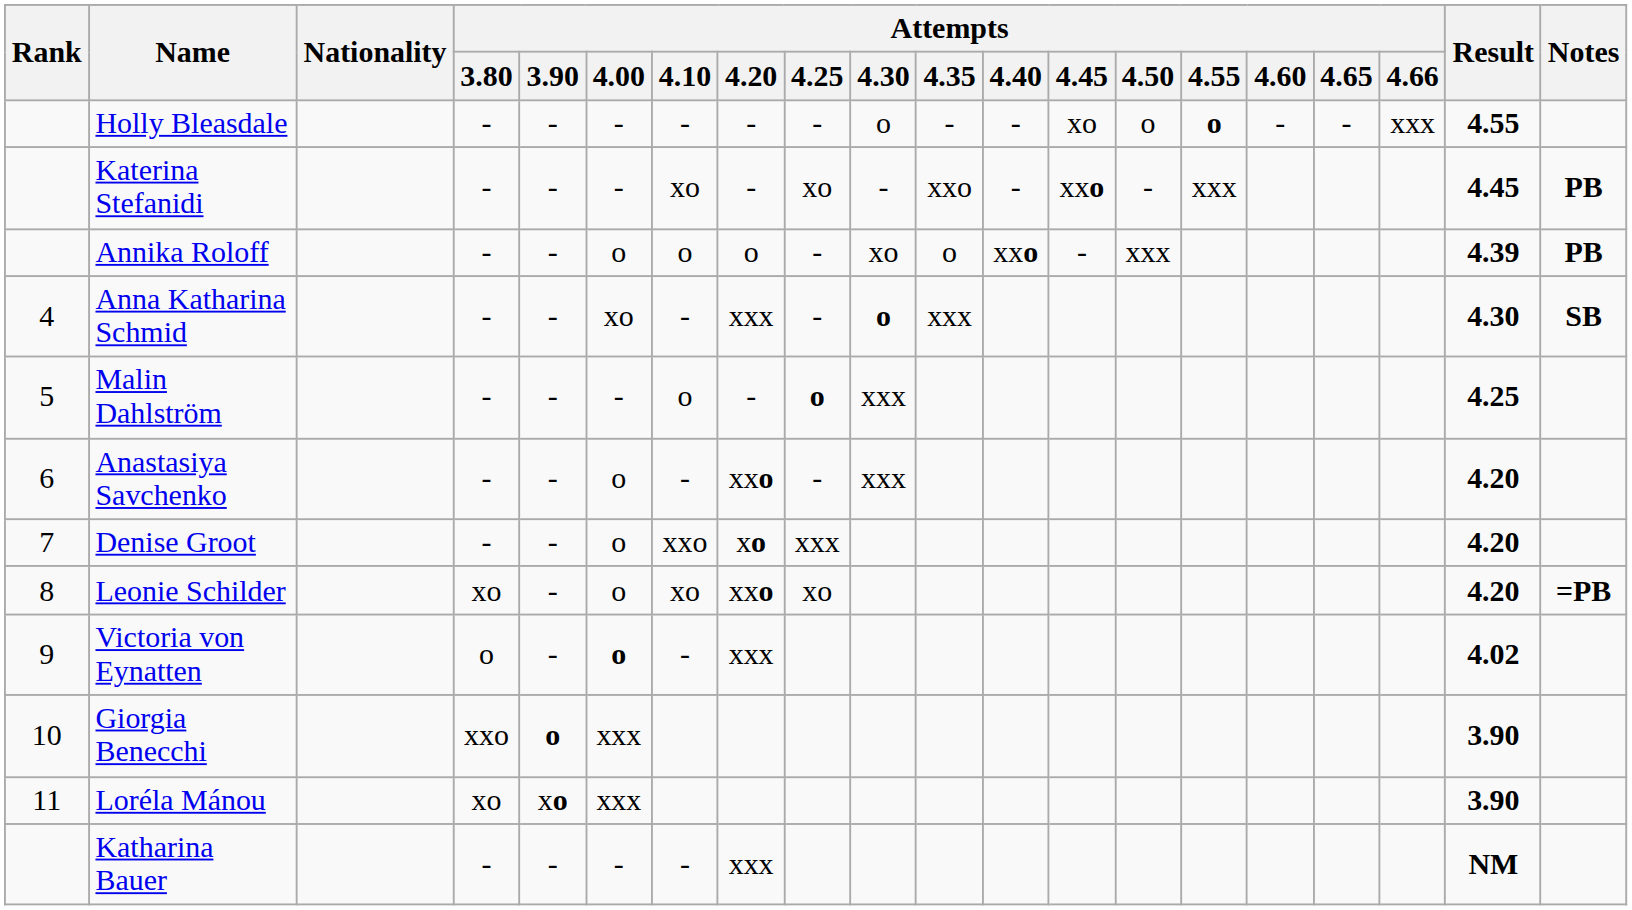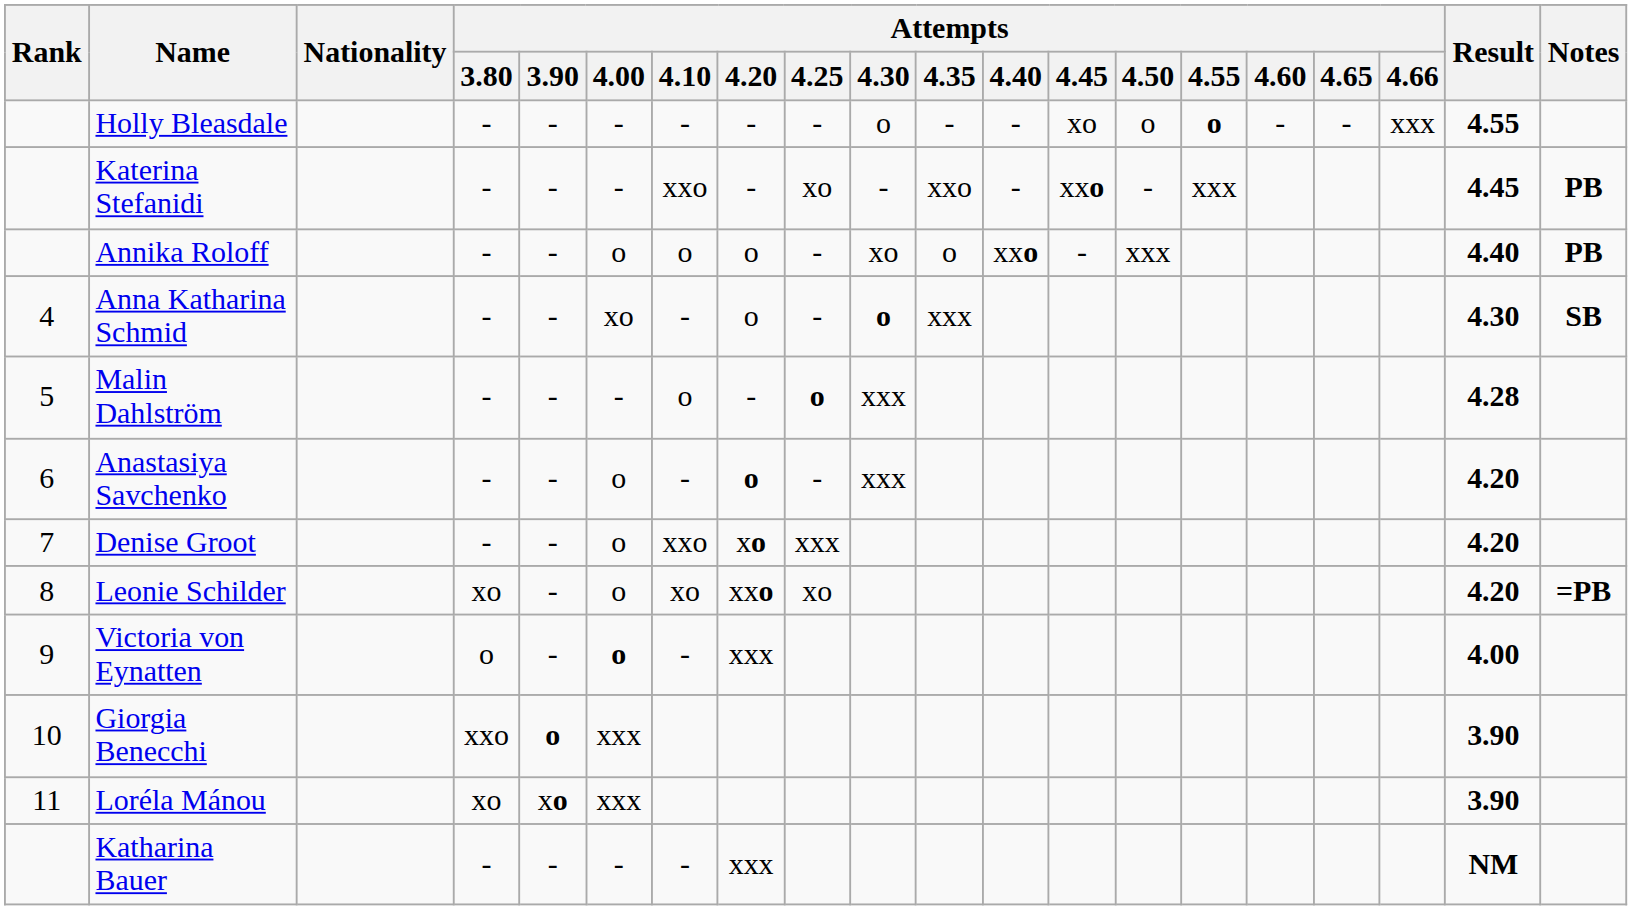(685, 187) xo -> (685, 187) xxo
(1493, 251) 4.39 -> (1493, 251) 4.40
(751, 315) xxx -> (751, 315) o
(1493, 397) 4.25 -> (1493, 397) 4.28
(751, 478) xxo -> (751, 478) o
(1493, 654) 4.02 -> (1493, 654) 4.00
